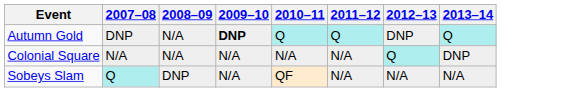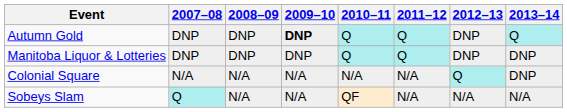(173, 35) N/A -> (242, 35) DNP
+ row: (87, 55)
(176, 76) DNP -> (239, 96) N/A
